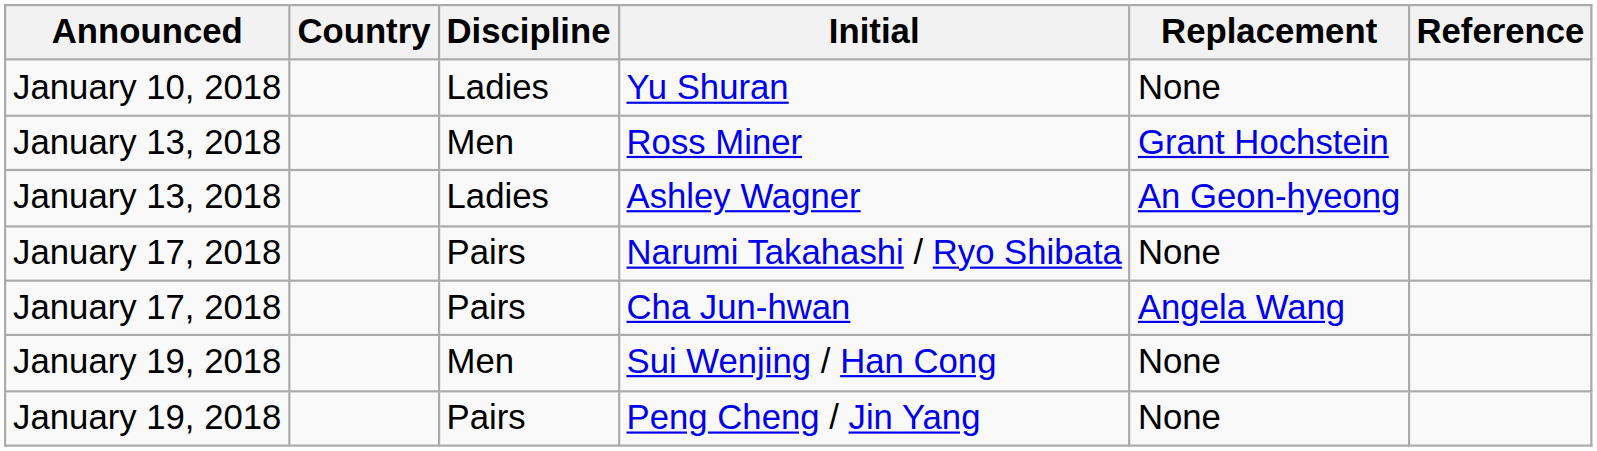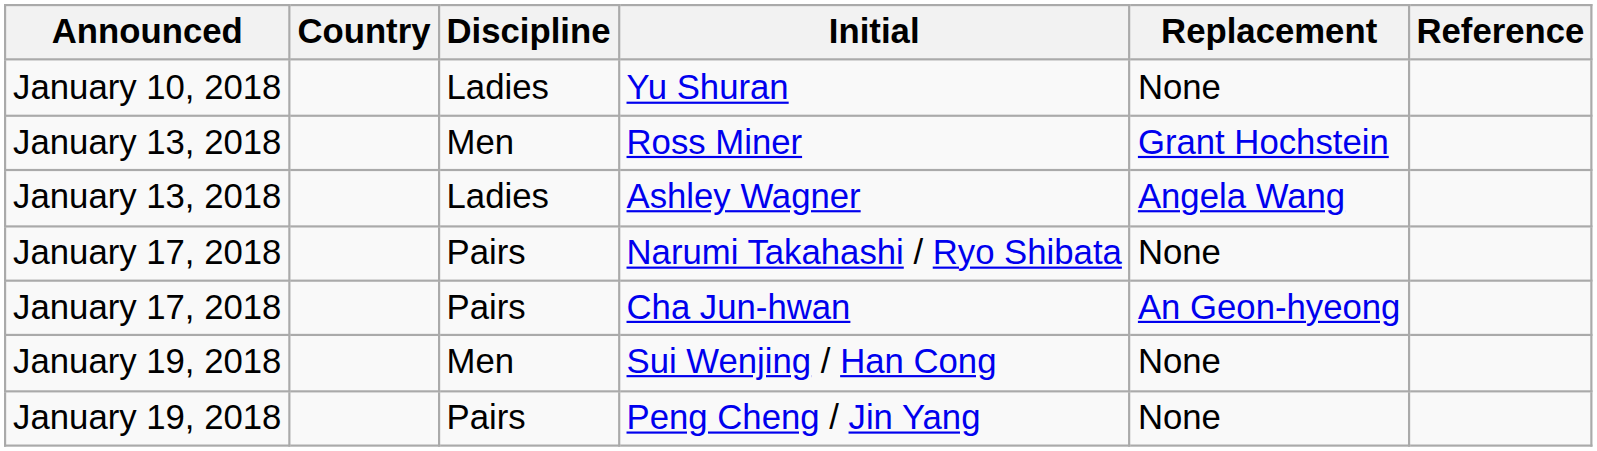(1269, 197) An Geon-hyeong -> (1241, 197) Angela Wang
(1241, 307) Angela Wang -> (1269, 307) An Geon-hyeong
